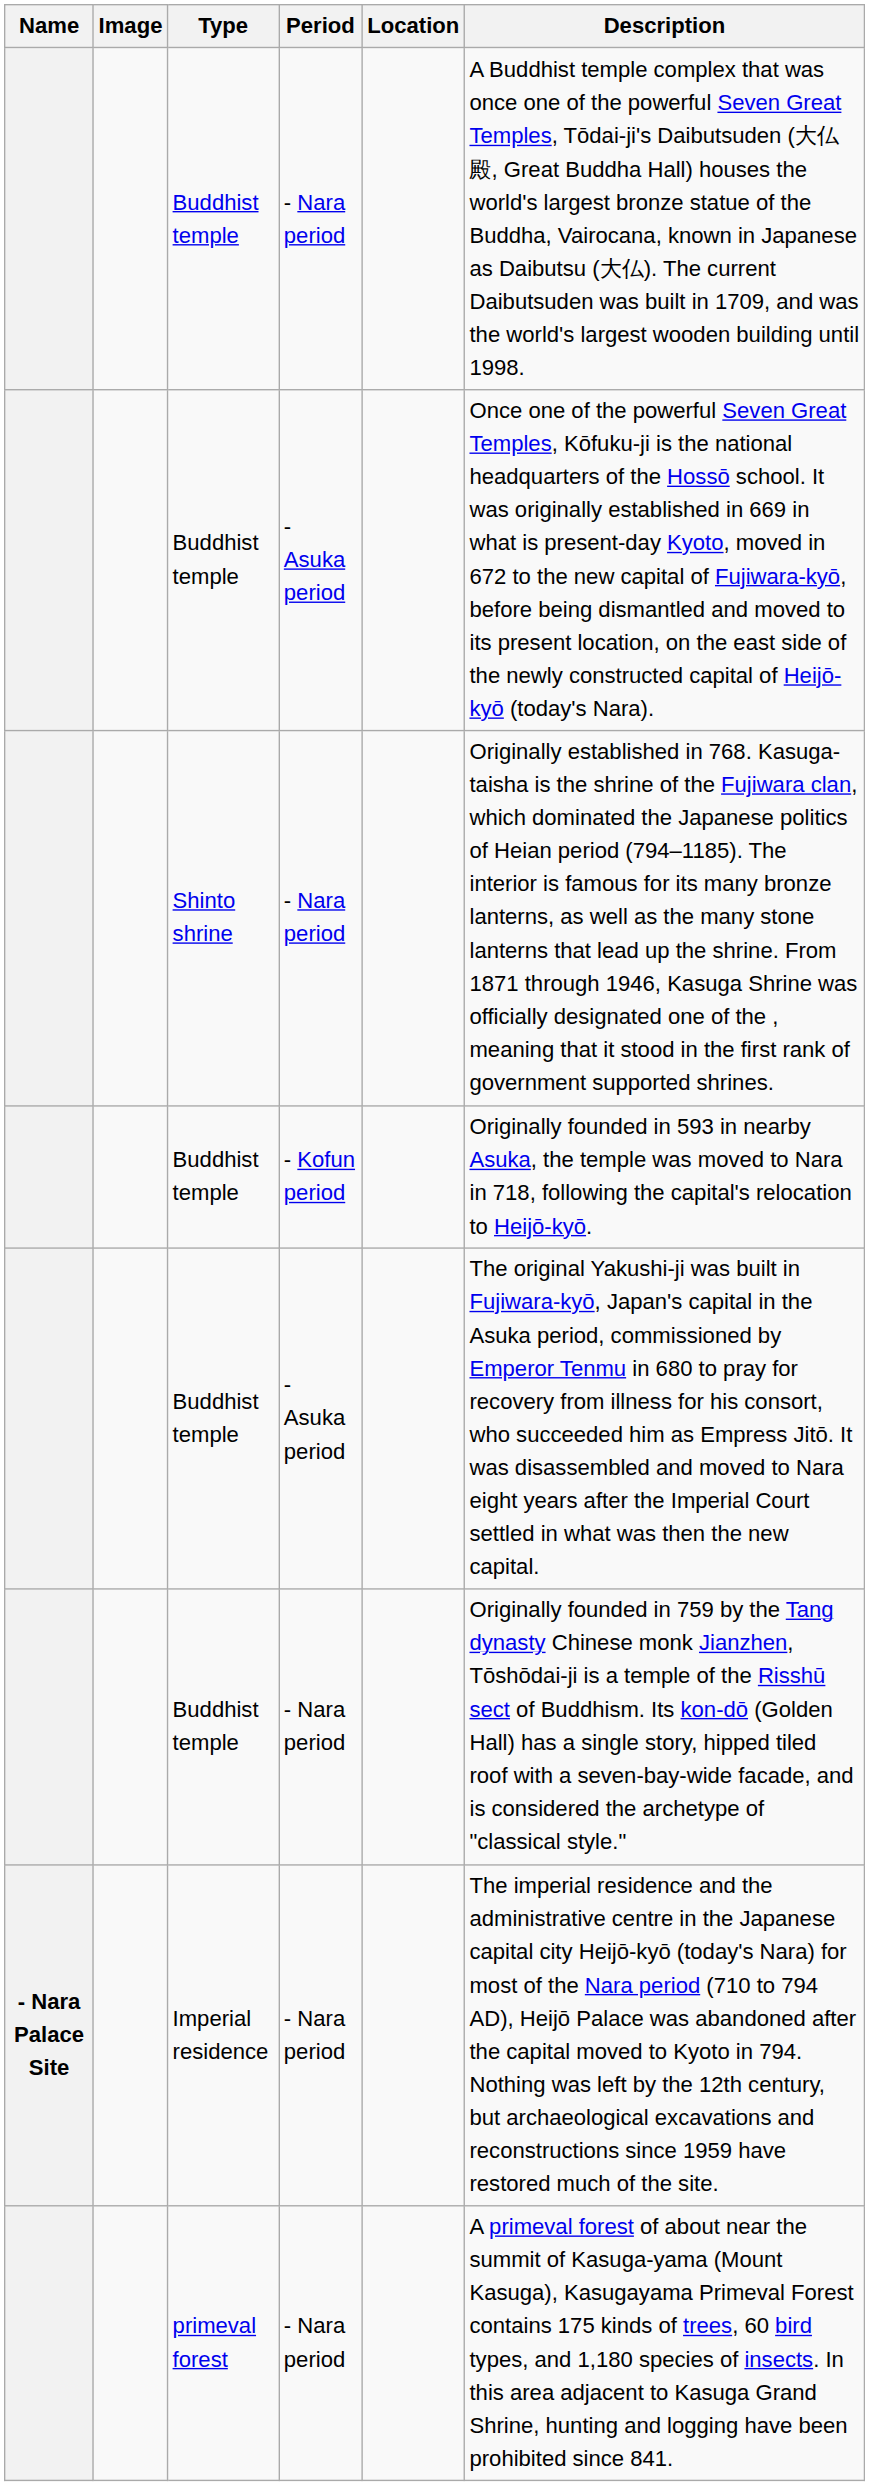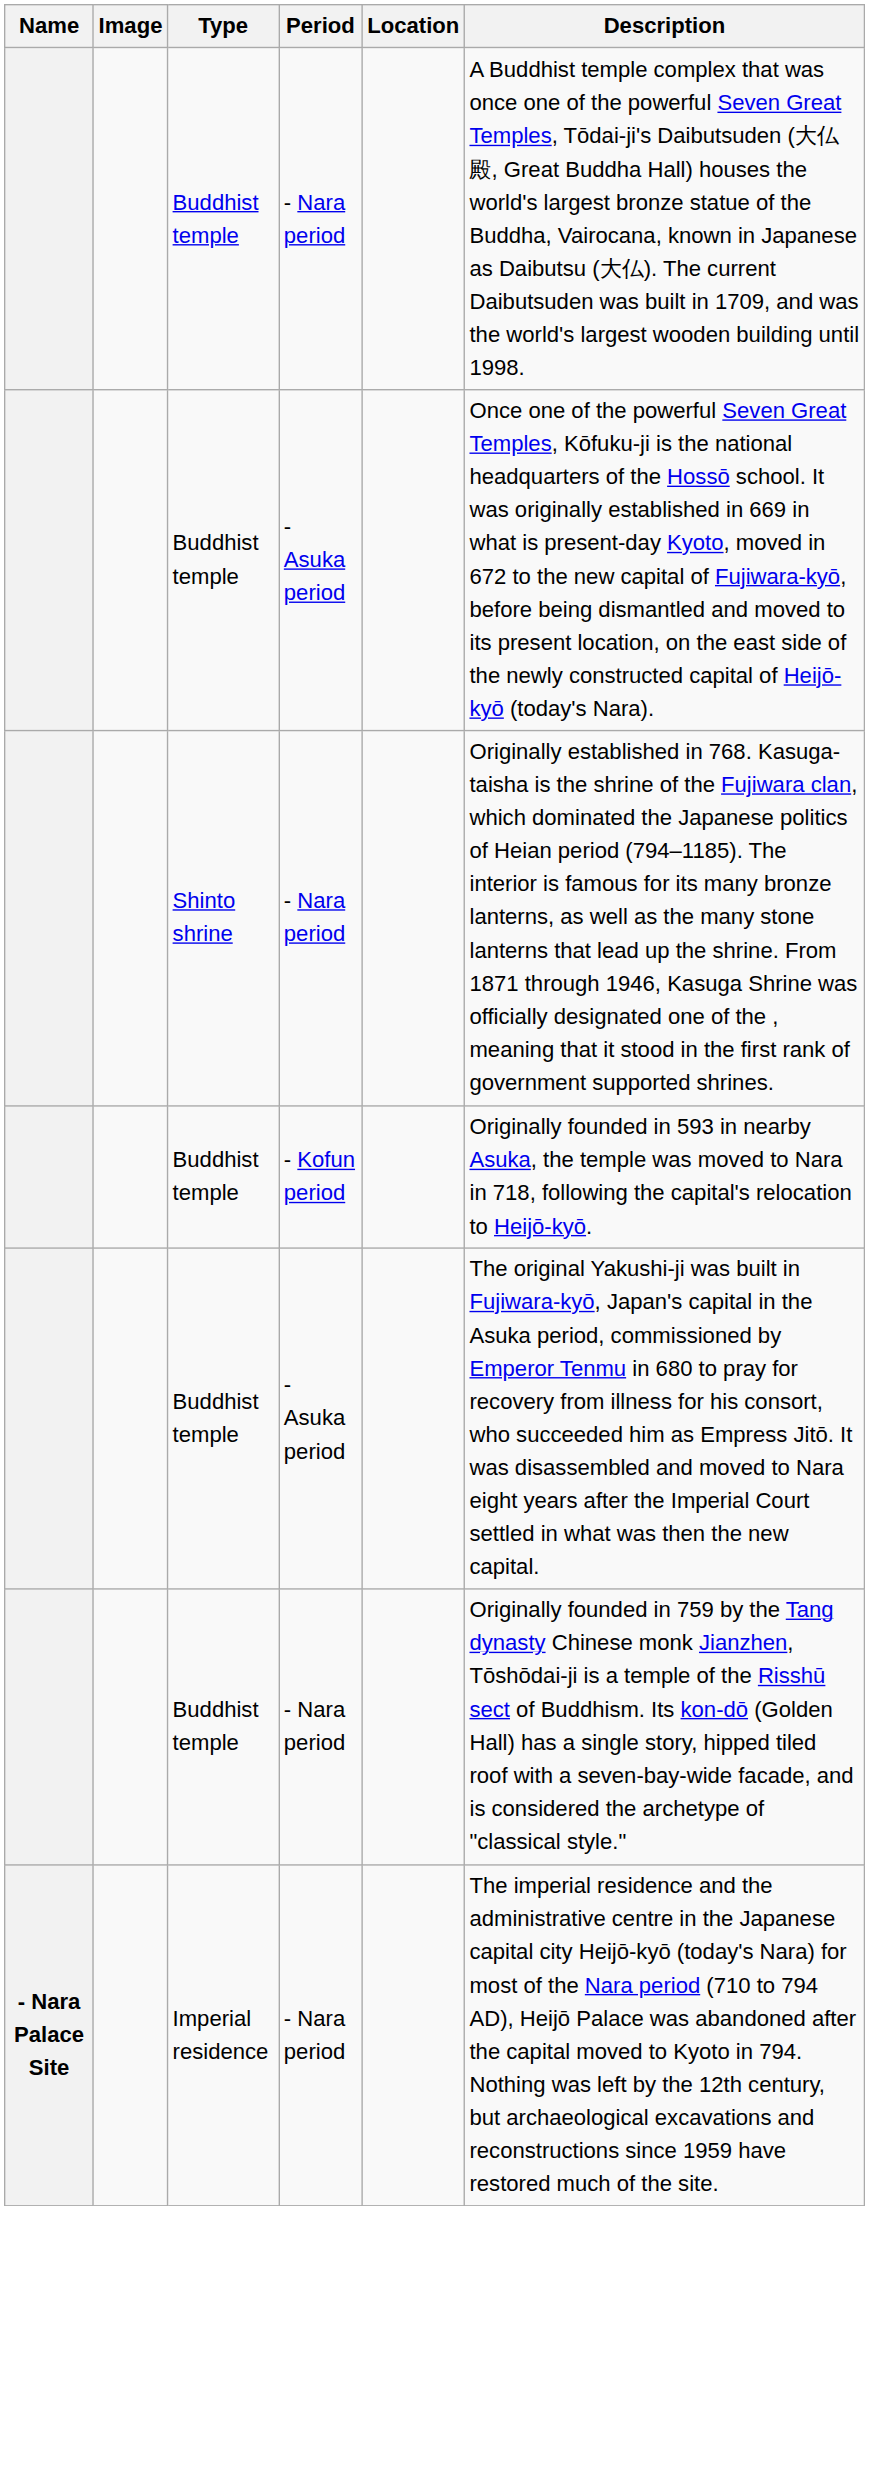- row: (214, 2343)
